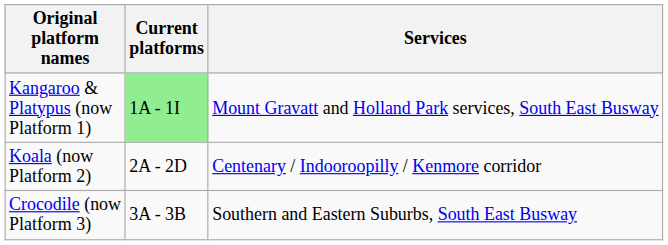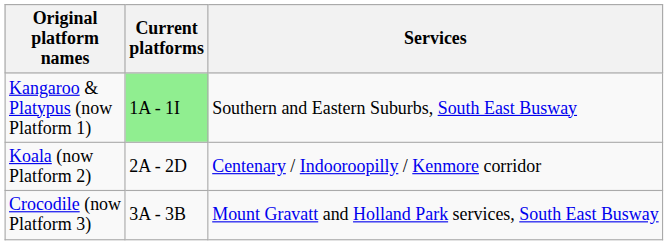(435, 107) Mount Gravatt and Holland Park services, South East Busway -> (395, 107) Southern and Eastern Suburbs, South East Busway
(395, 214) Southern and Eastern Suburbs, South East Busway -> (435, 214) Mount Gravatt and Holland Park services, South East Busway
